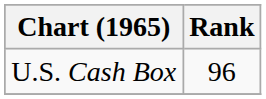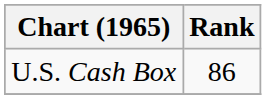(222, 71) 96 -> (222, 71) 86
